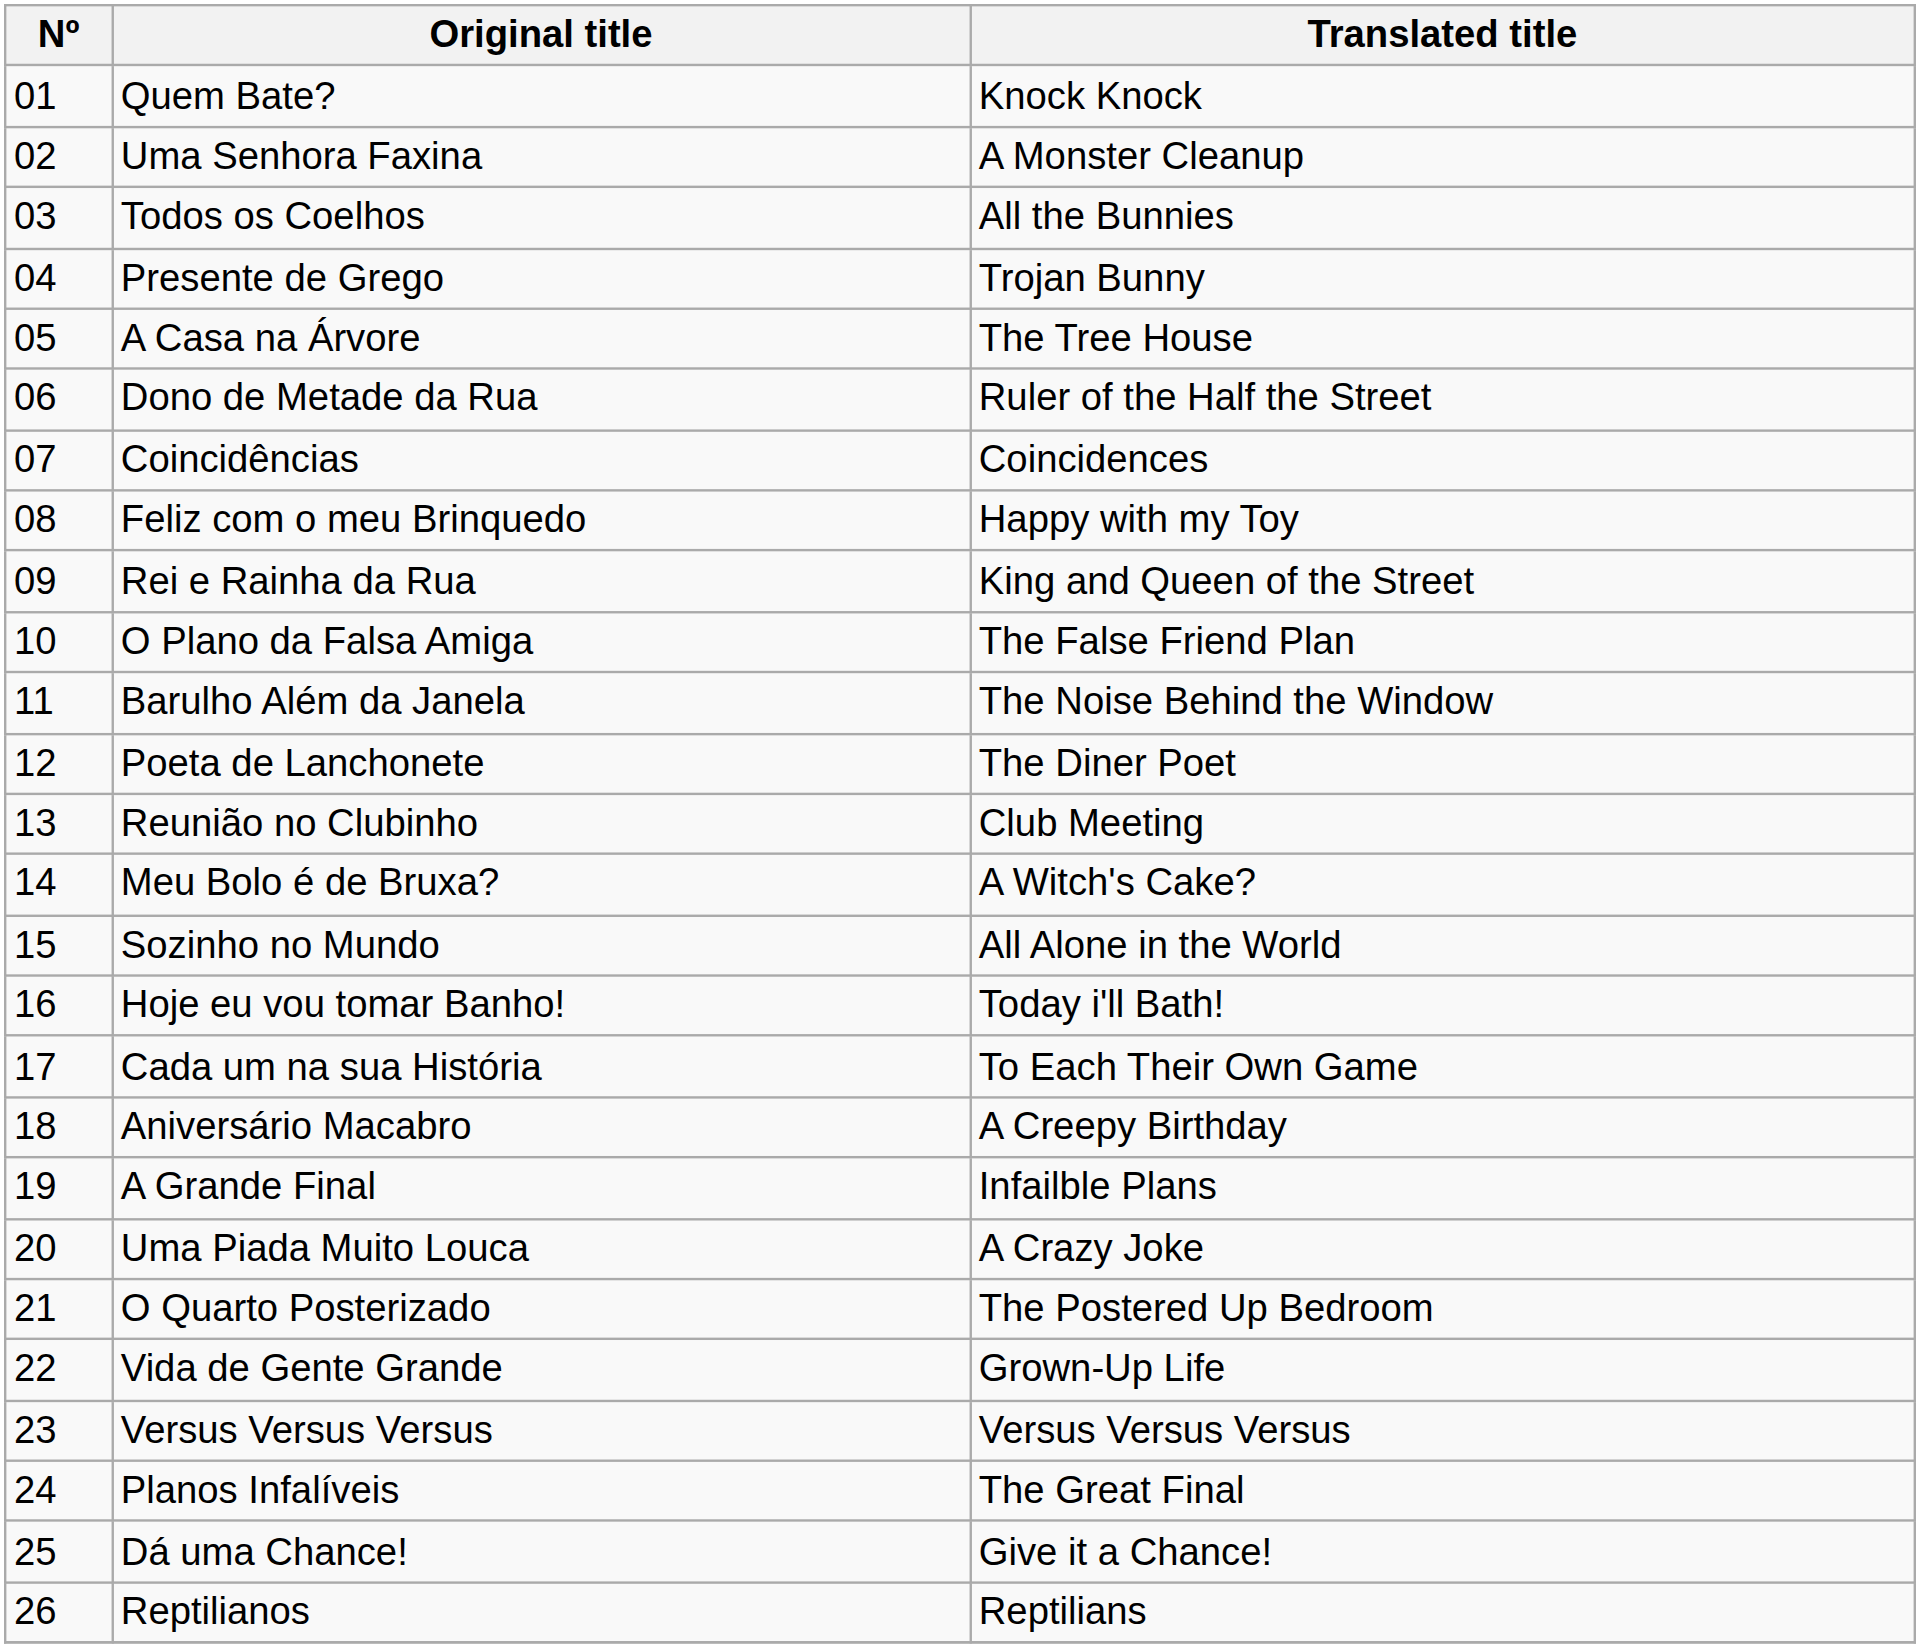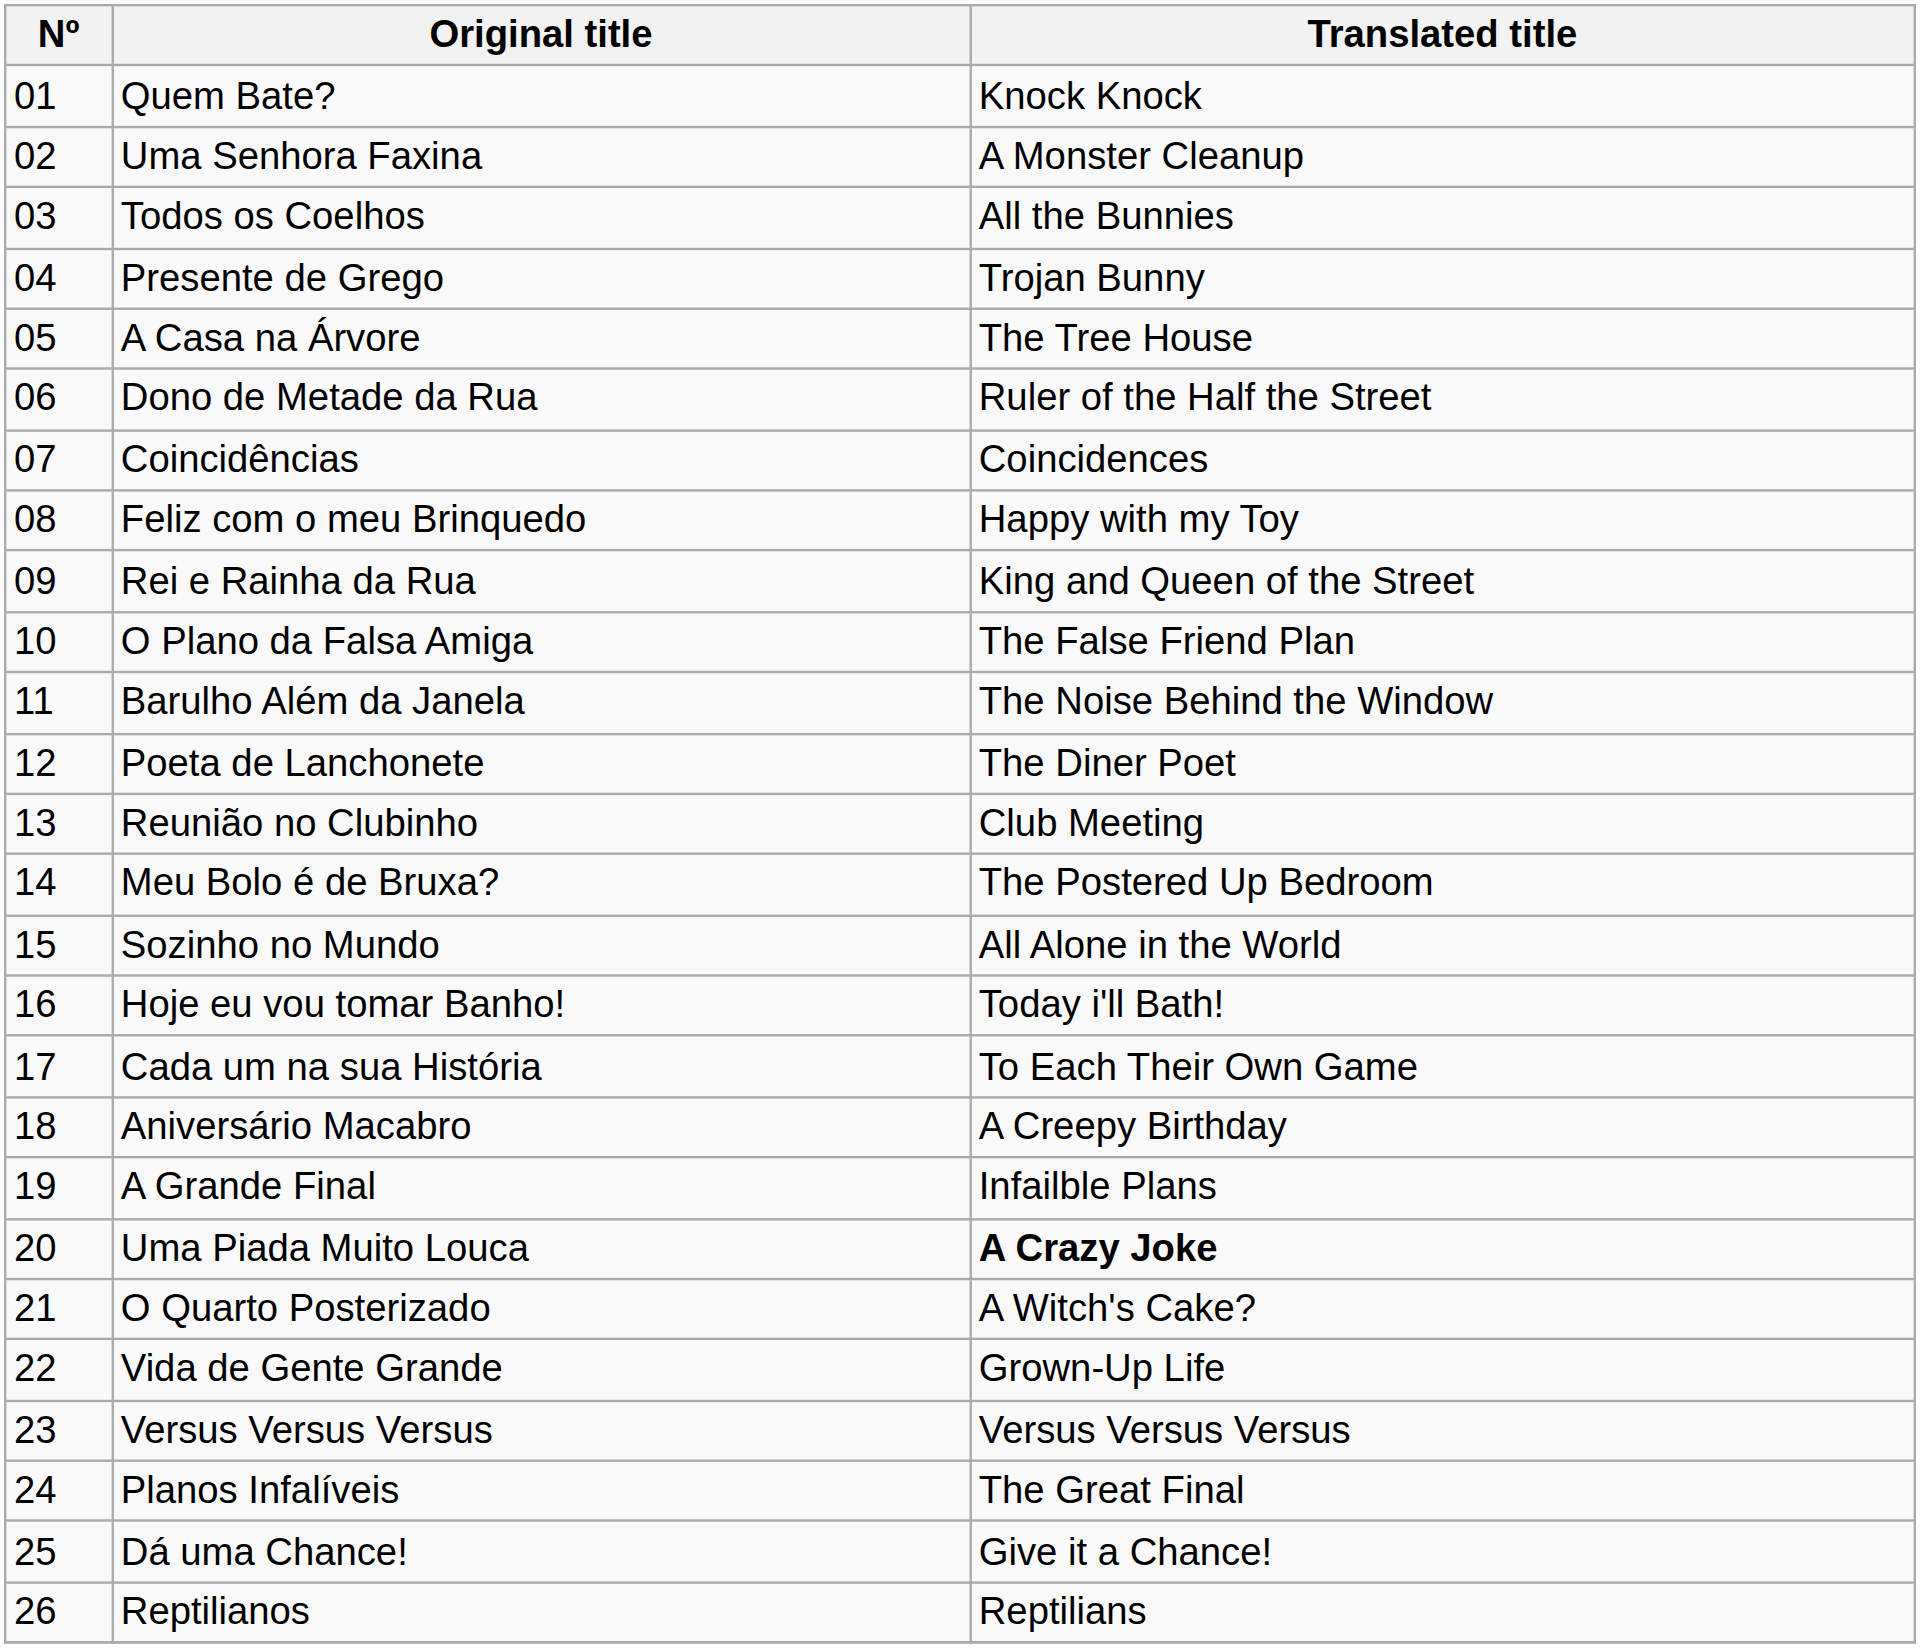(1117, 883) A Witch's Cake? -> (1206, 883) The Postered Up Bedroom
(1091, 1247) normal -> (1098, 1247) bold
(1206, 1308) The Postered Up Bedroom -> (1117, 1308) A Witch's Cake?
